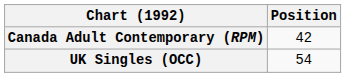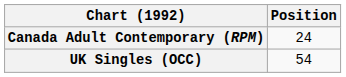(304, 38) 42 -> (304, 38) 24
